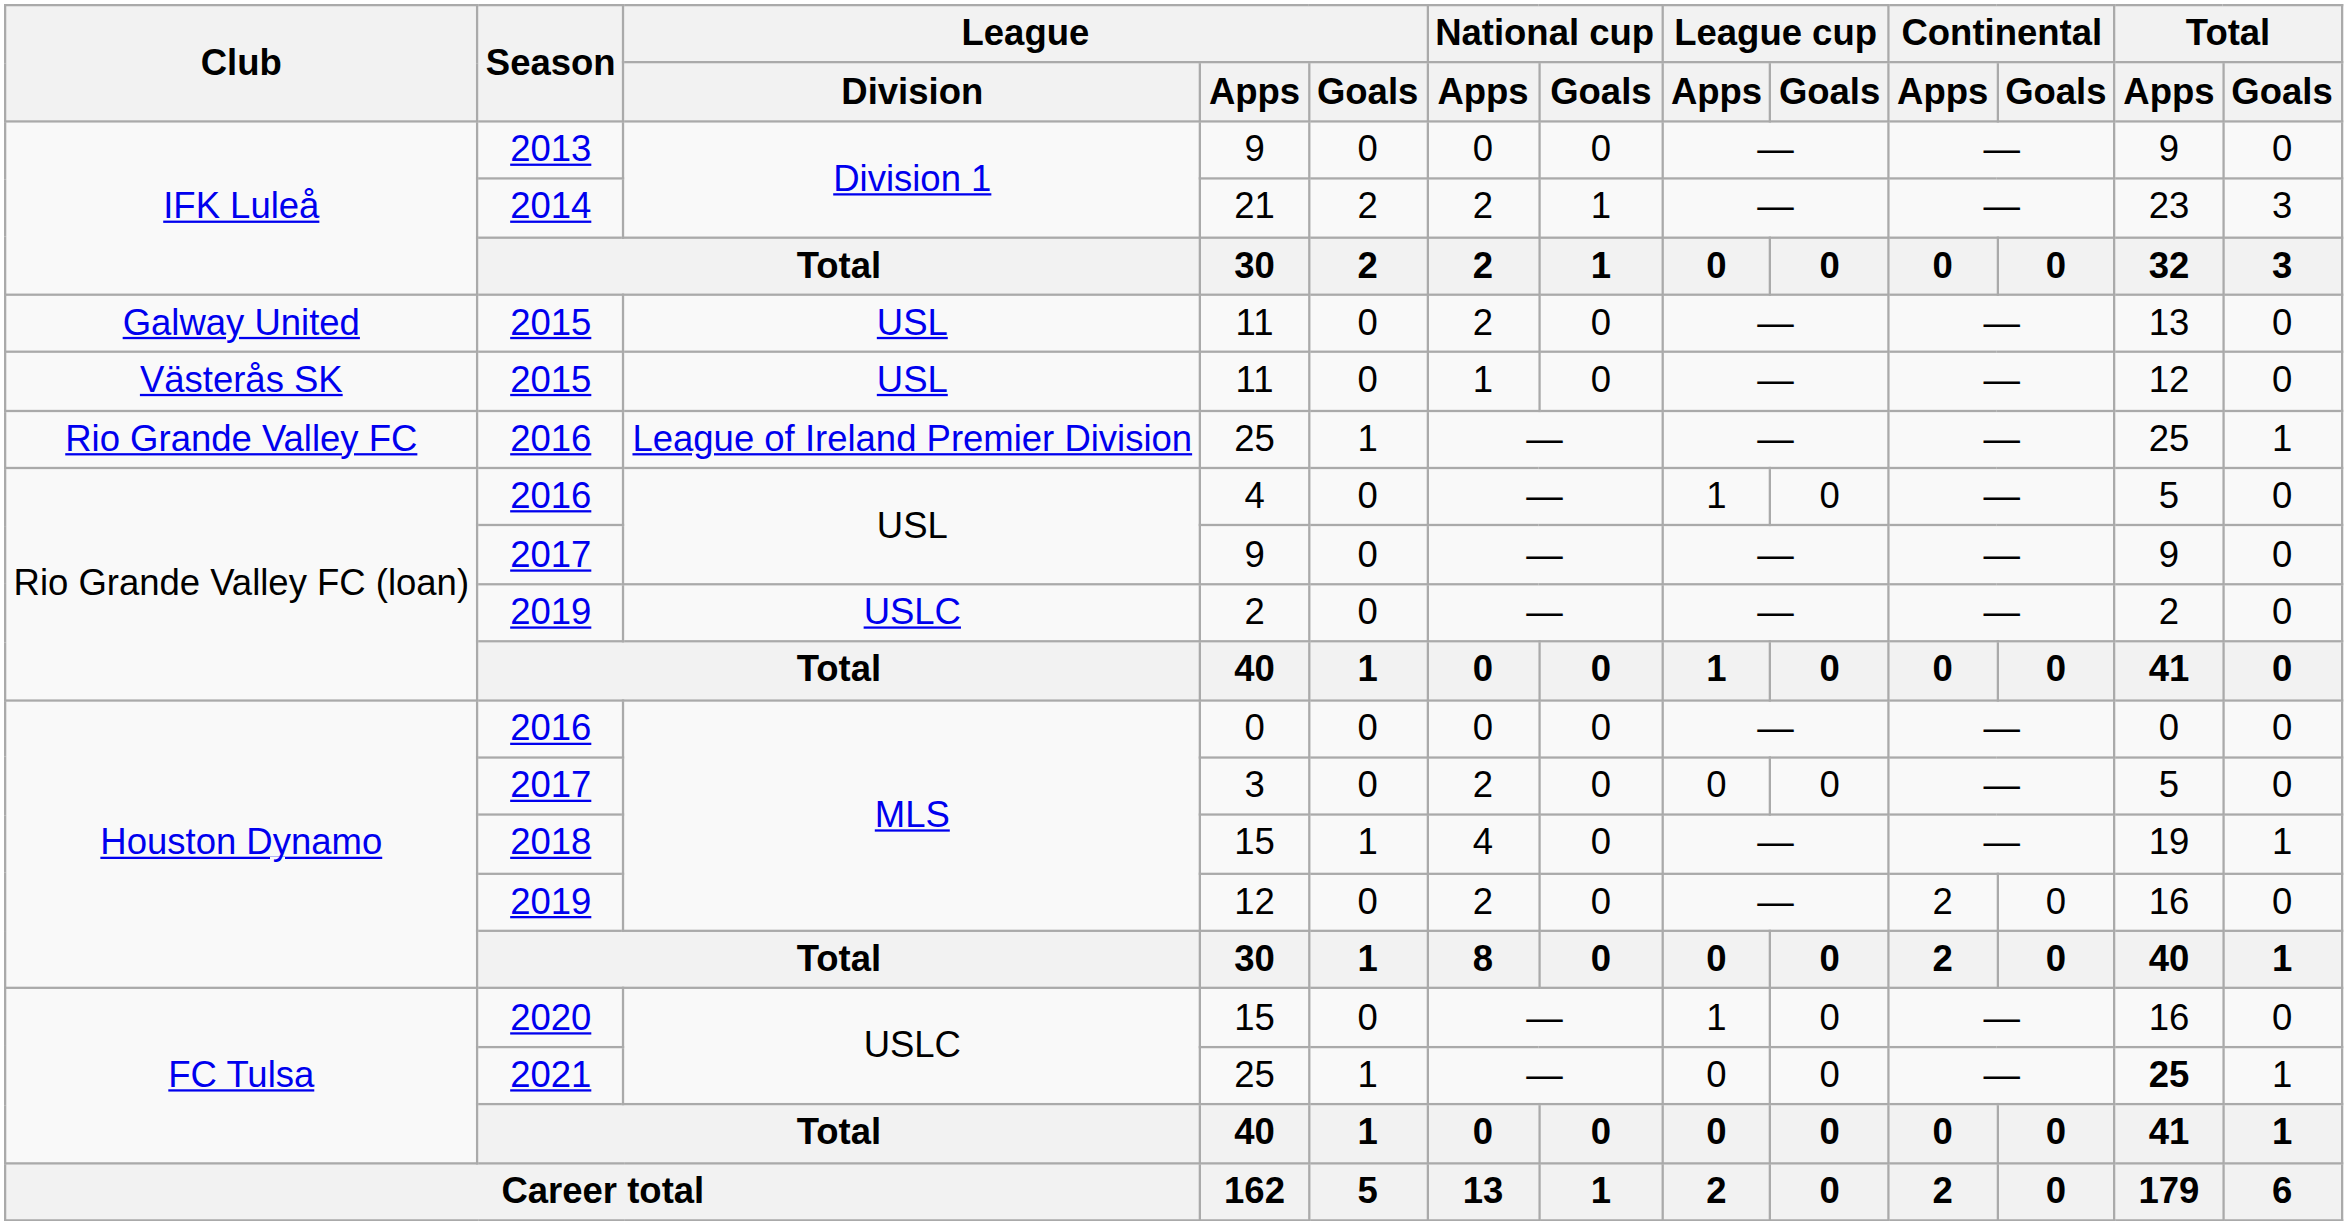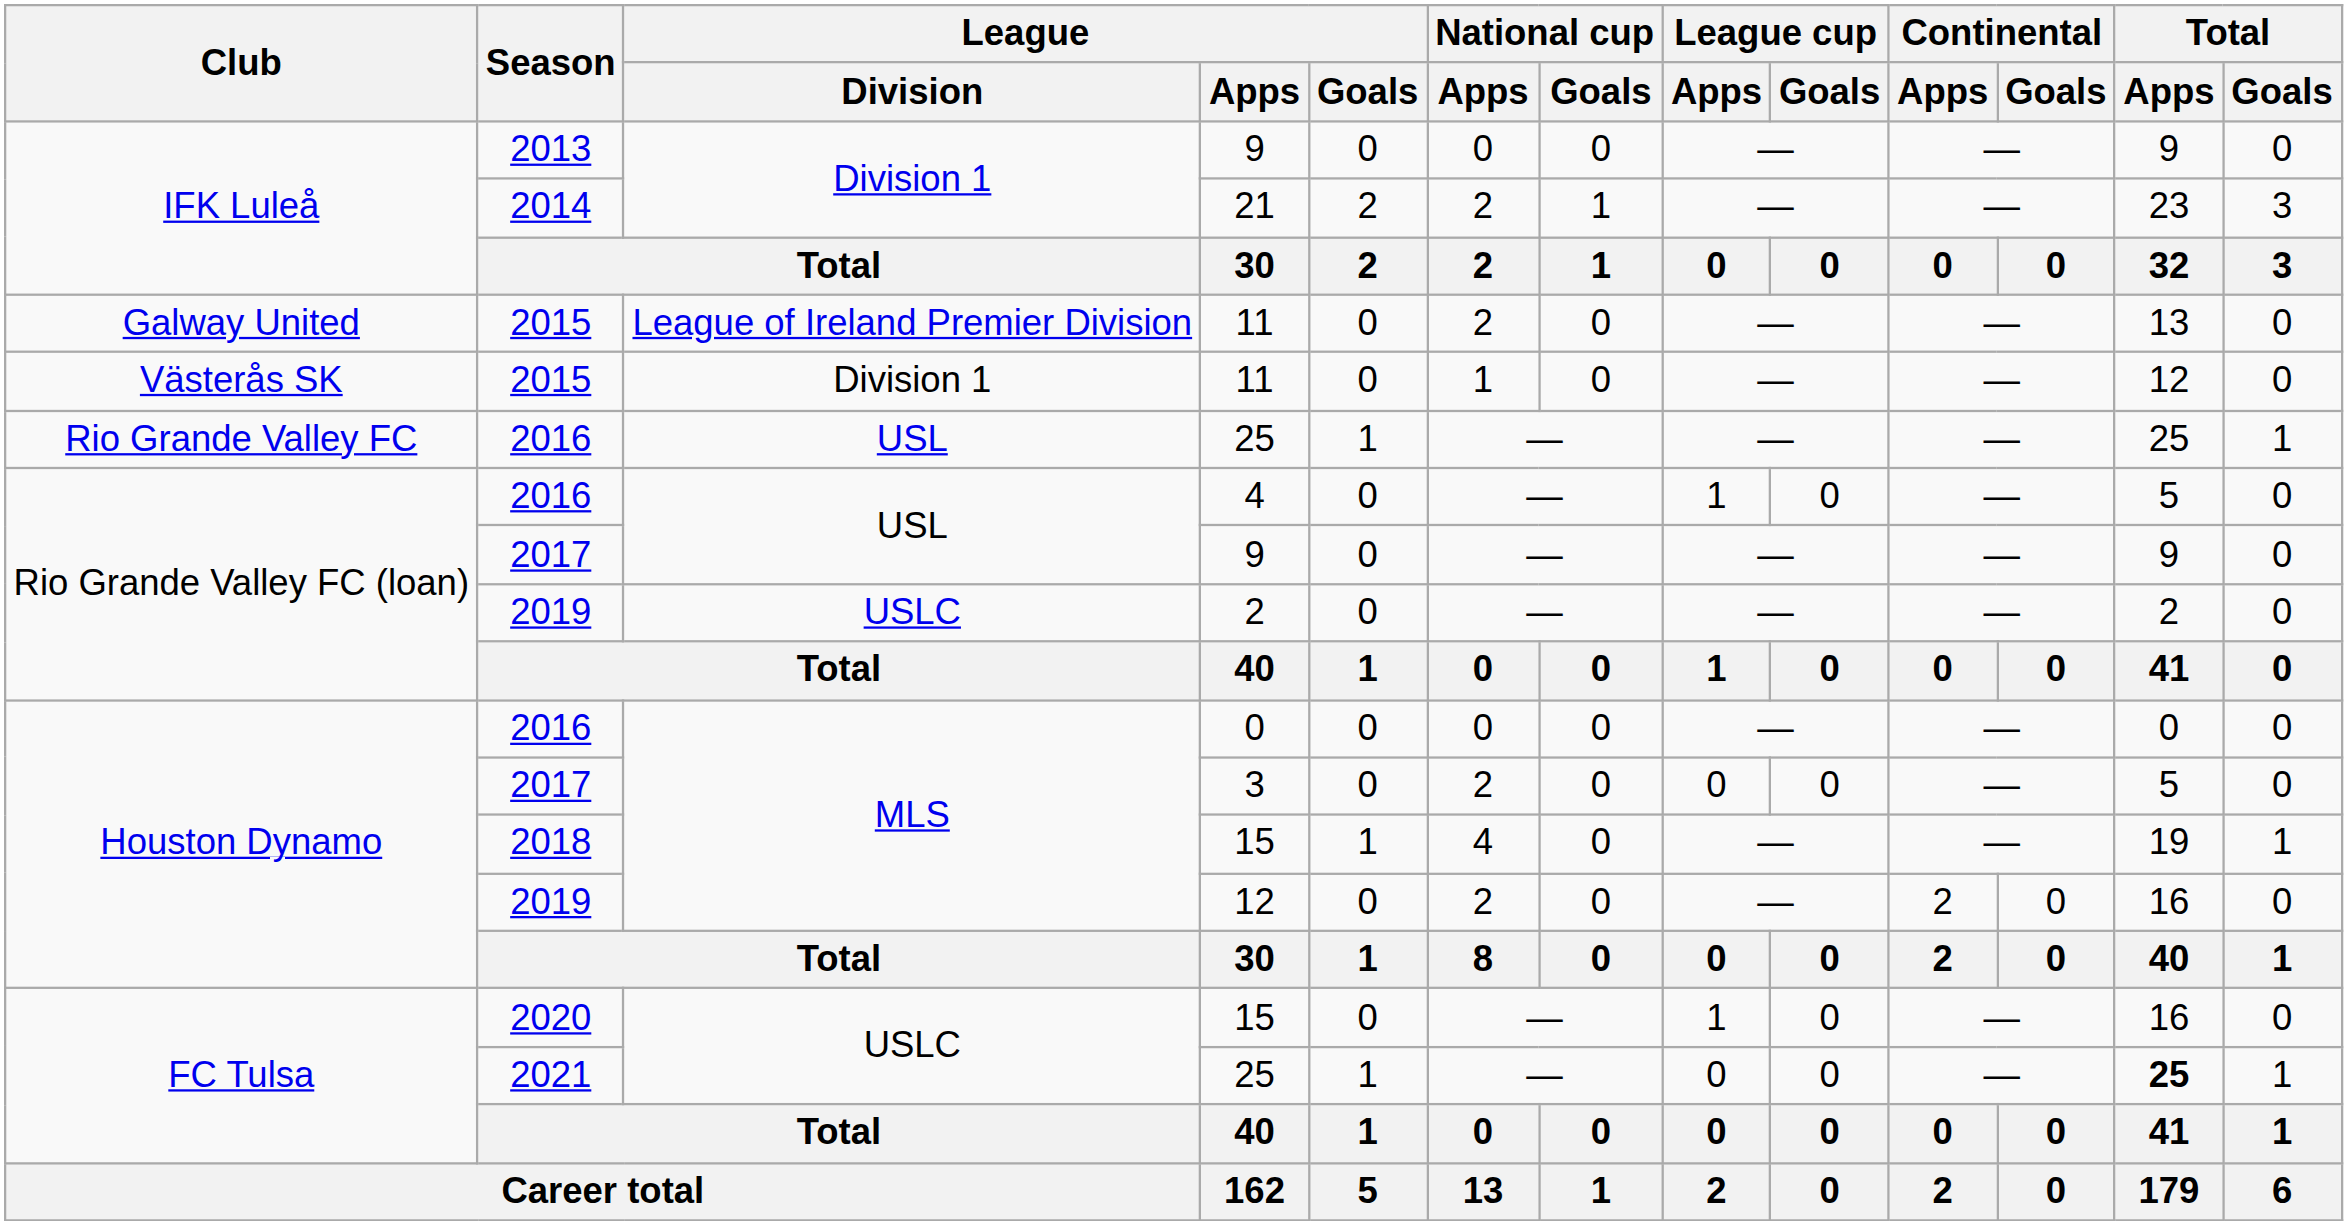(912, 322) USL -> (912, 322) League of Ireland Premier Division
(912, 380) USL -> (912, 380) Division 1
(912, 438) League of Ireland Premier Division -> (912, 438) USL
